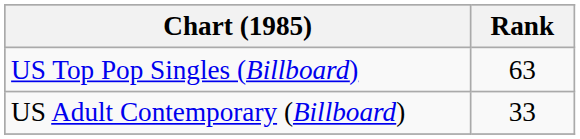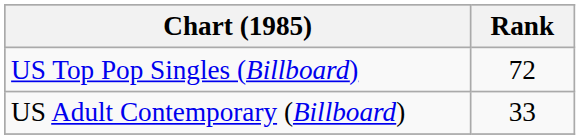(522, 69) 63 -> (522, 69) 72
